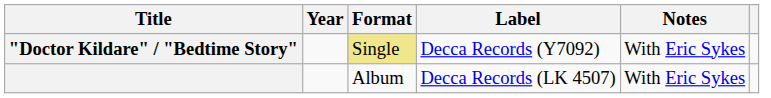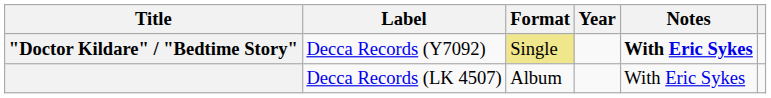columns swapped: (325, 19) <-> (518, 19)
(685, 48) normal -> (689, 48) bold
